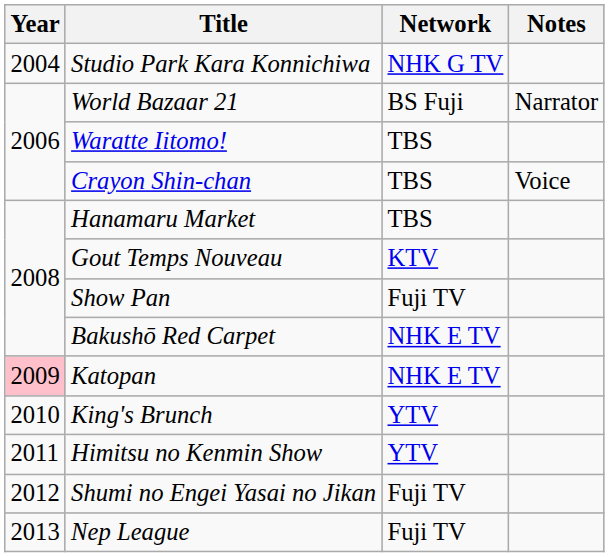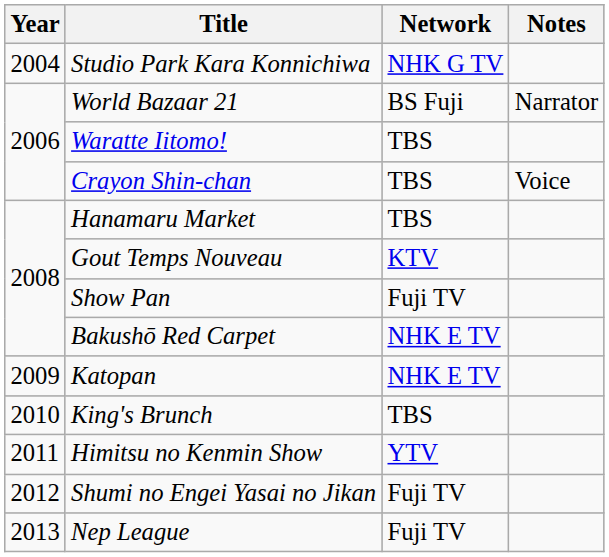(35, 375) pink background -> (35, 375) no background
(413, 414) YTV -> (410, 414) TBS
